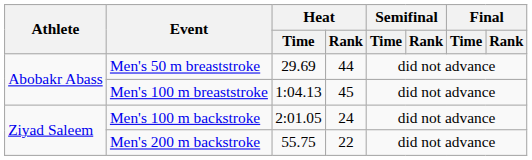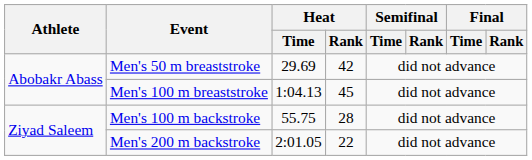(346, 67) 44 -> (346, 67) 42
(298, 117) 2:01.05 -> (298, 117) 55.75
(346, 117) 24 -> (346, 117) 28
(298, 143) 55.75 -> (298, 143) 2:01.05
